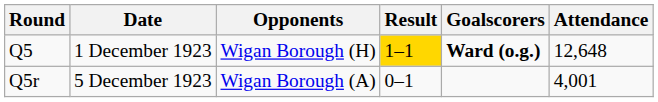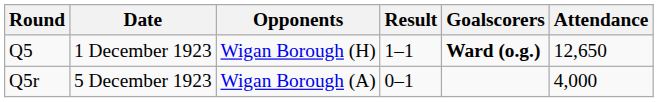(399, 50) gold background -> (399, 50) no background
(580, 50) 12,648 -> (580, 50) 12,650
(575, 81) 4,001 -> (575, 81) 4,000
